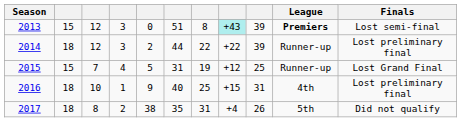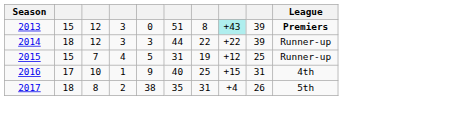- column: (398, 12)
(150, 48) 2 -> (150, 43) 3
(68, 89) 18 -> (68, 73) 17
